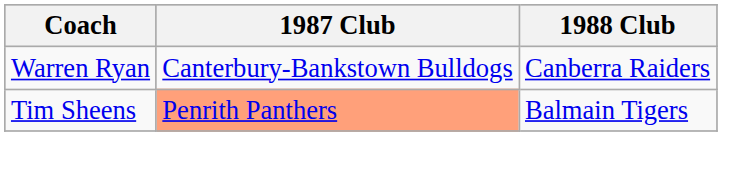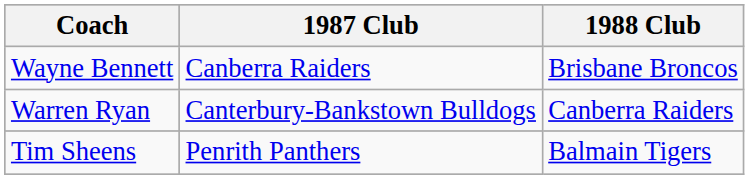+ row: (92, 67)
(250, 109) lightsalmon background -> (273, 151) no background
